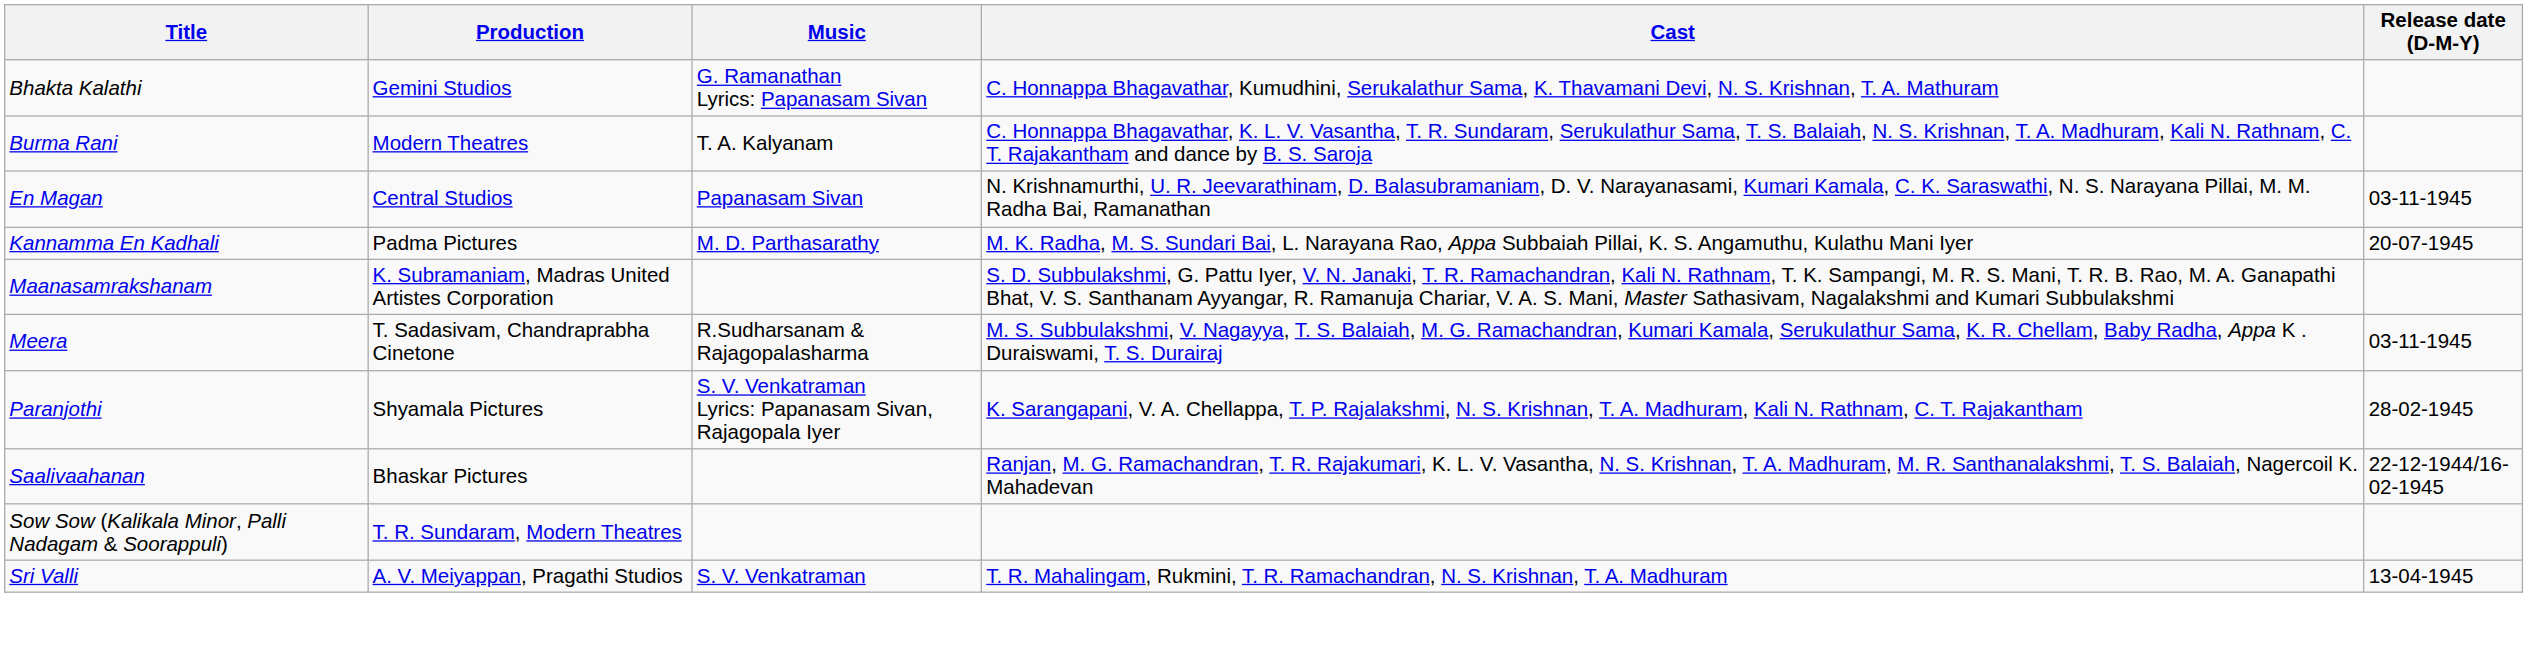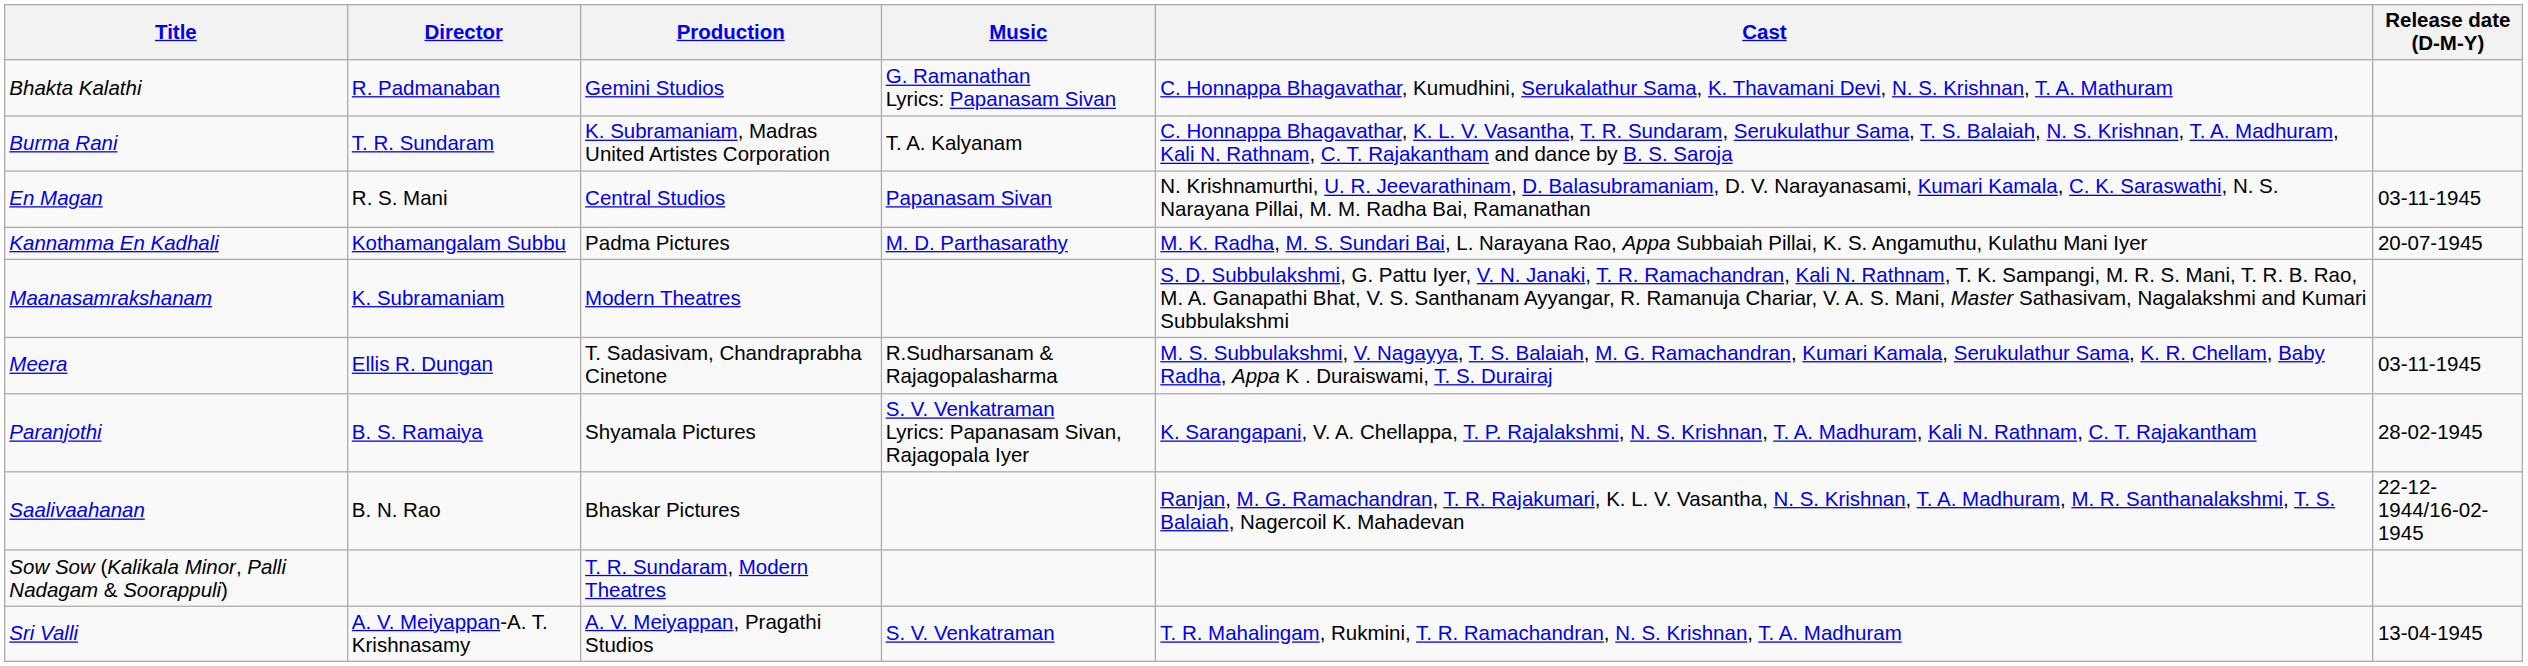+ column: (464, 32)
(450, 143) Modern Theatres -> (707, 143) K. Subramaniam, Madras United Artistes Corporation
(521, 286) K. Subramaniam, Madras United Artistes Corporation -> (663, 298) Modern Theatres
